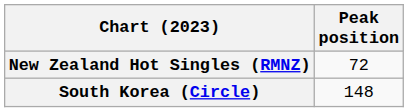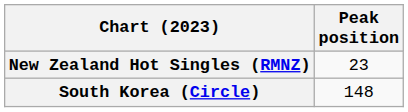(359, 65) 72 -> (359, 65) 23
